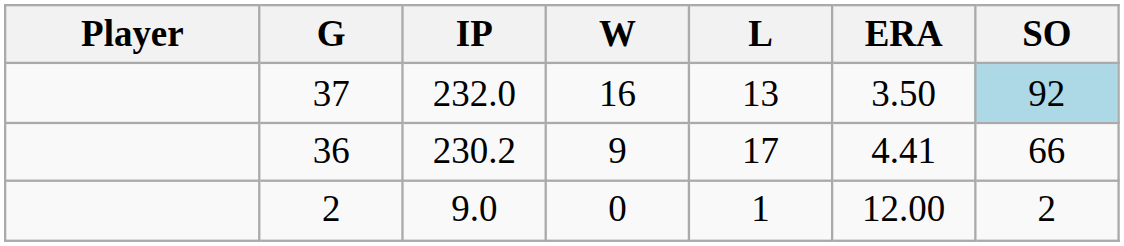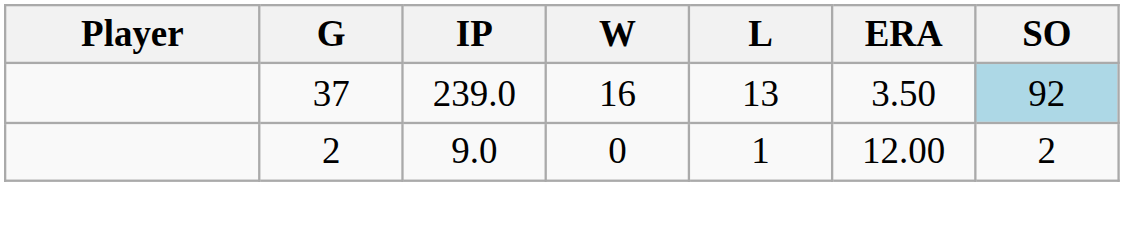(474, 92) 232.0 -> (474, 92) 239.0
- row: (331, 151)
